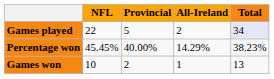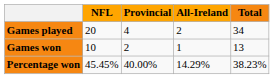(91, 30) 22 -> (91, 30) 20
(126, 30) 5 -> (126, 30) 4
(238, 30) lavender background -> (238, 30) no background
rows swapped: (34, 64) <-> (43, 47)
